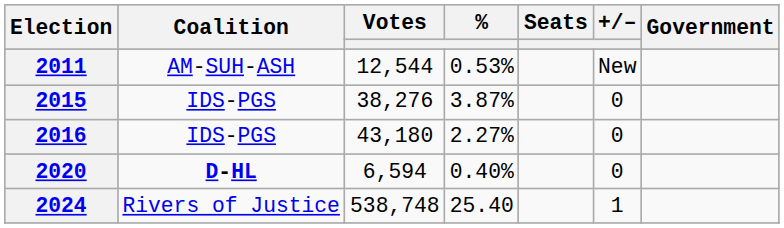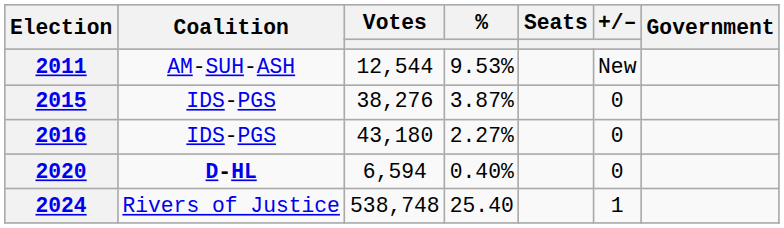(482, 67) 0.53% -> (482, 67) 9.53%
